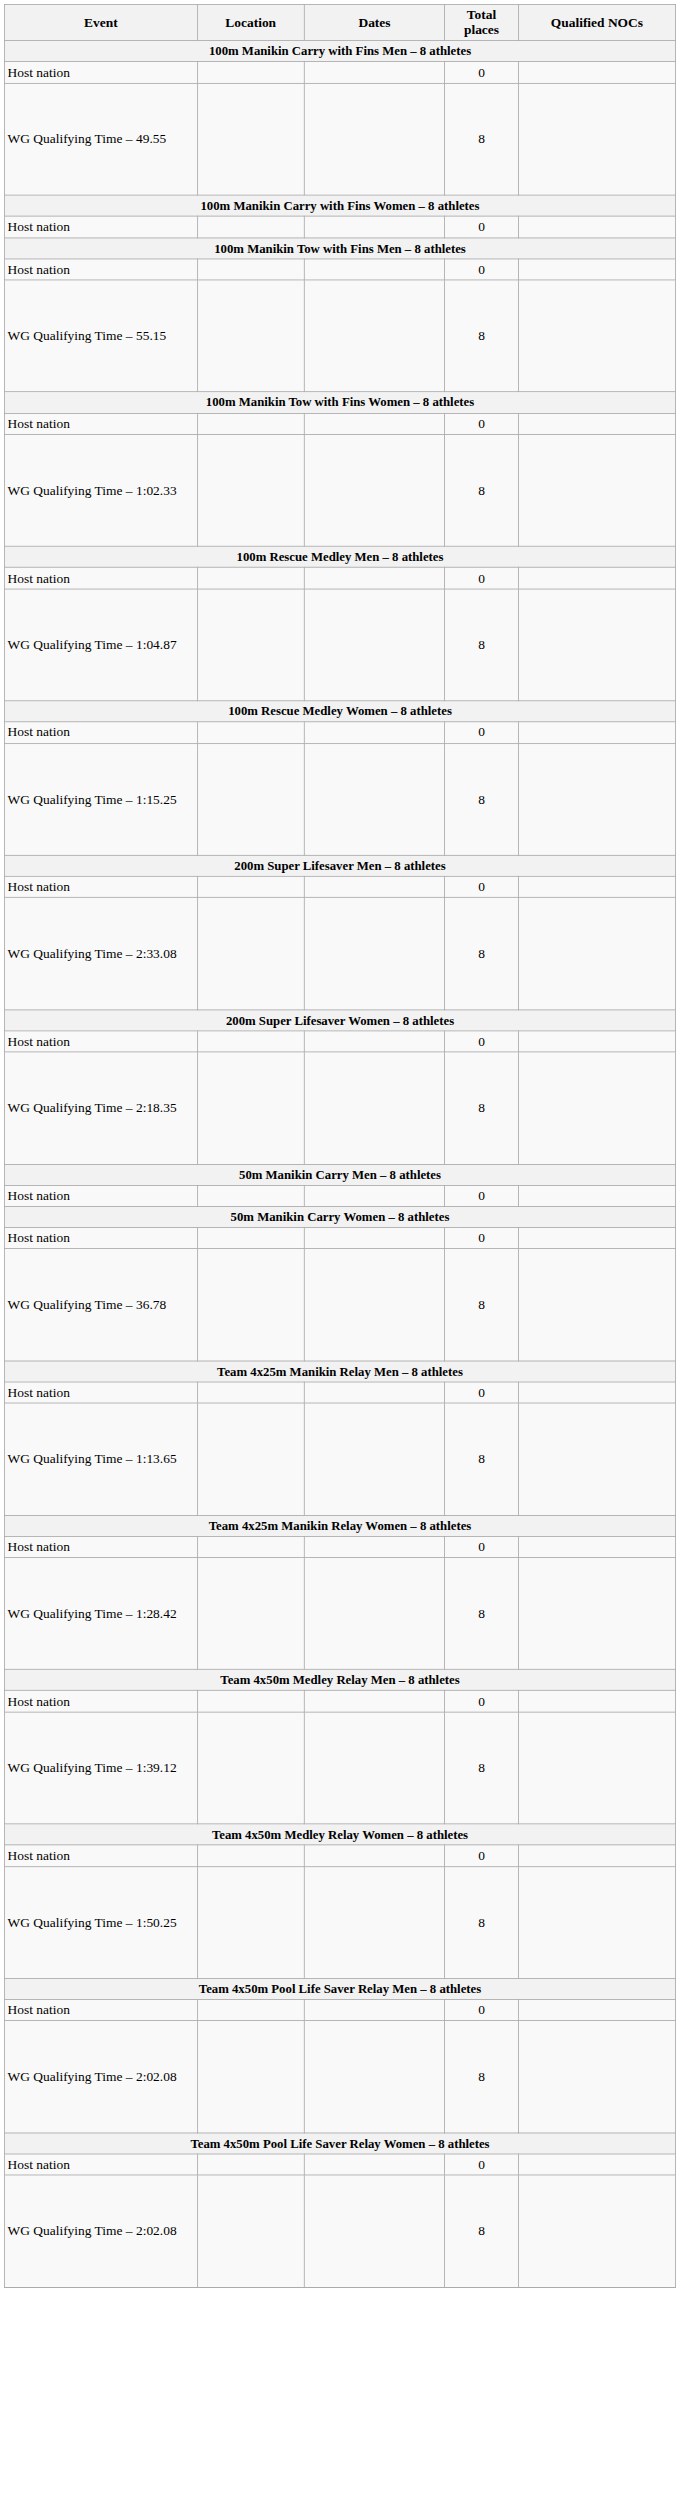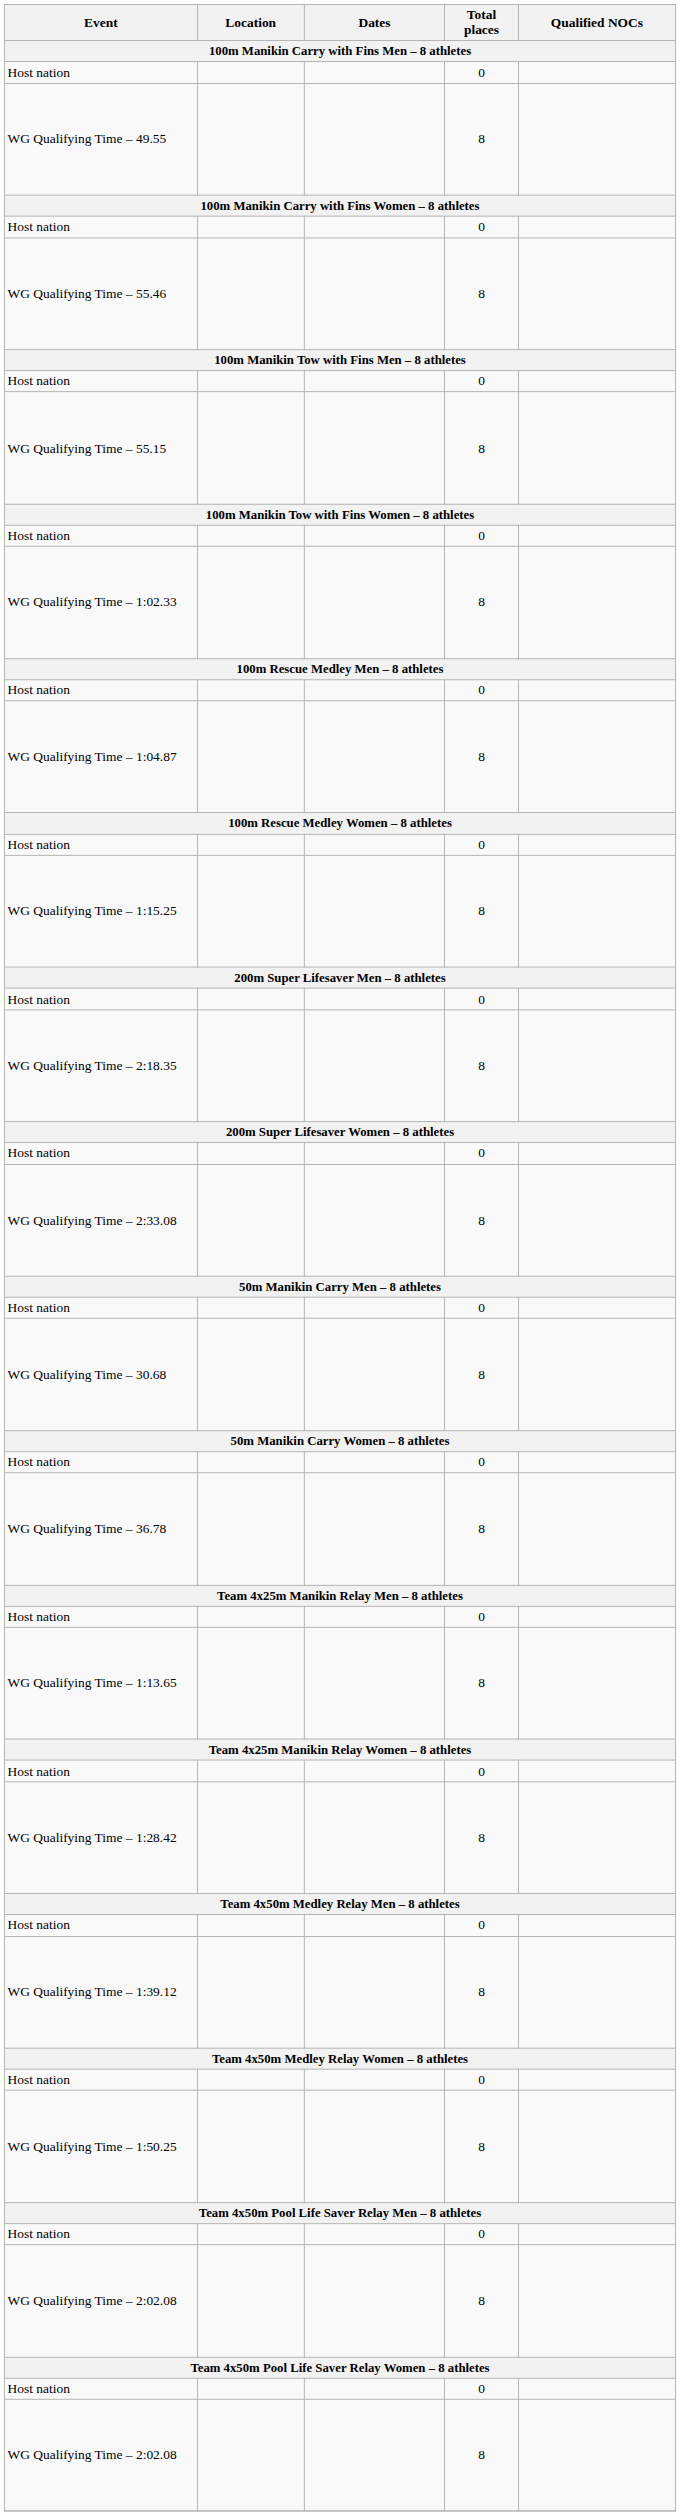+ row: (87, 293)
rows swapped: (92, 1108) <-> (92, 953)
+ row: (87, 1374)
